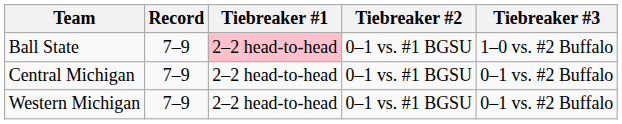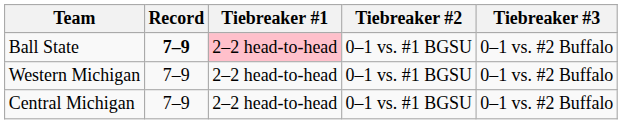(176, 47) normal -> (176, 47) bold
(547, 47) 1–0 vs. #2 Buffalo -> (547, 47) 0–1 vs. #2 Buffalo
rows swapped: (72, 75) <-> (74, 103)
